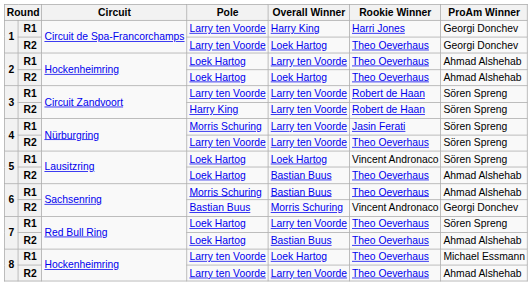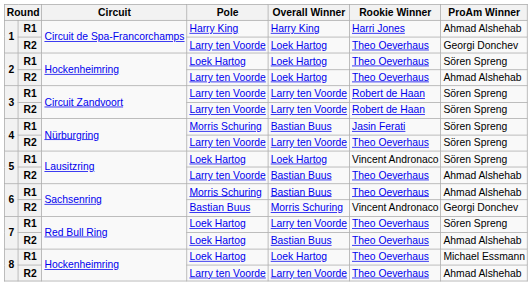(228, 28) Larry ten Voorde -> (214, 28) Harry King
(481, 28) Georgi Donchev -> (482, 28) Ahmad Alshehab
(309, 61) Larry ten Voorde -> (299, 61) Loek Hartog
(482, 61) Ahmad Alshehab -> (475, 61) Sören Spreng
(218, 77) Loek Hartog -> (228, 77) Larry ten Voorde
(214, 110) Harry King -> (228, 110) Larry ten Voorde
(309, 126) Larry ten Voorde -> (301, 126) Bastian Buus
(218, 175) Loek Hartog -> (228, 175) Larry ten Voorde
(228, 257) Larry ten Voorde -> (218, 257) Loek Hartog
